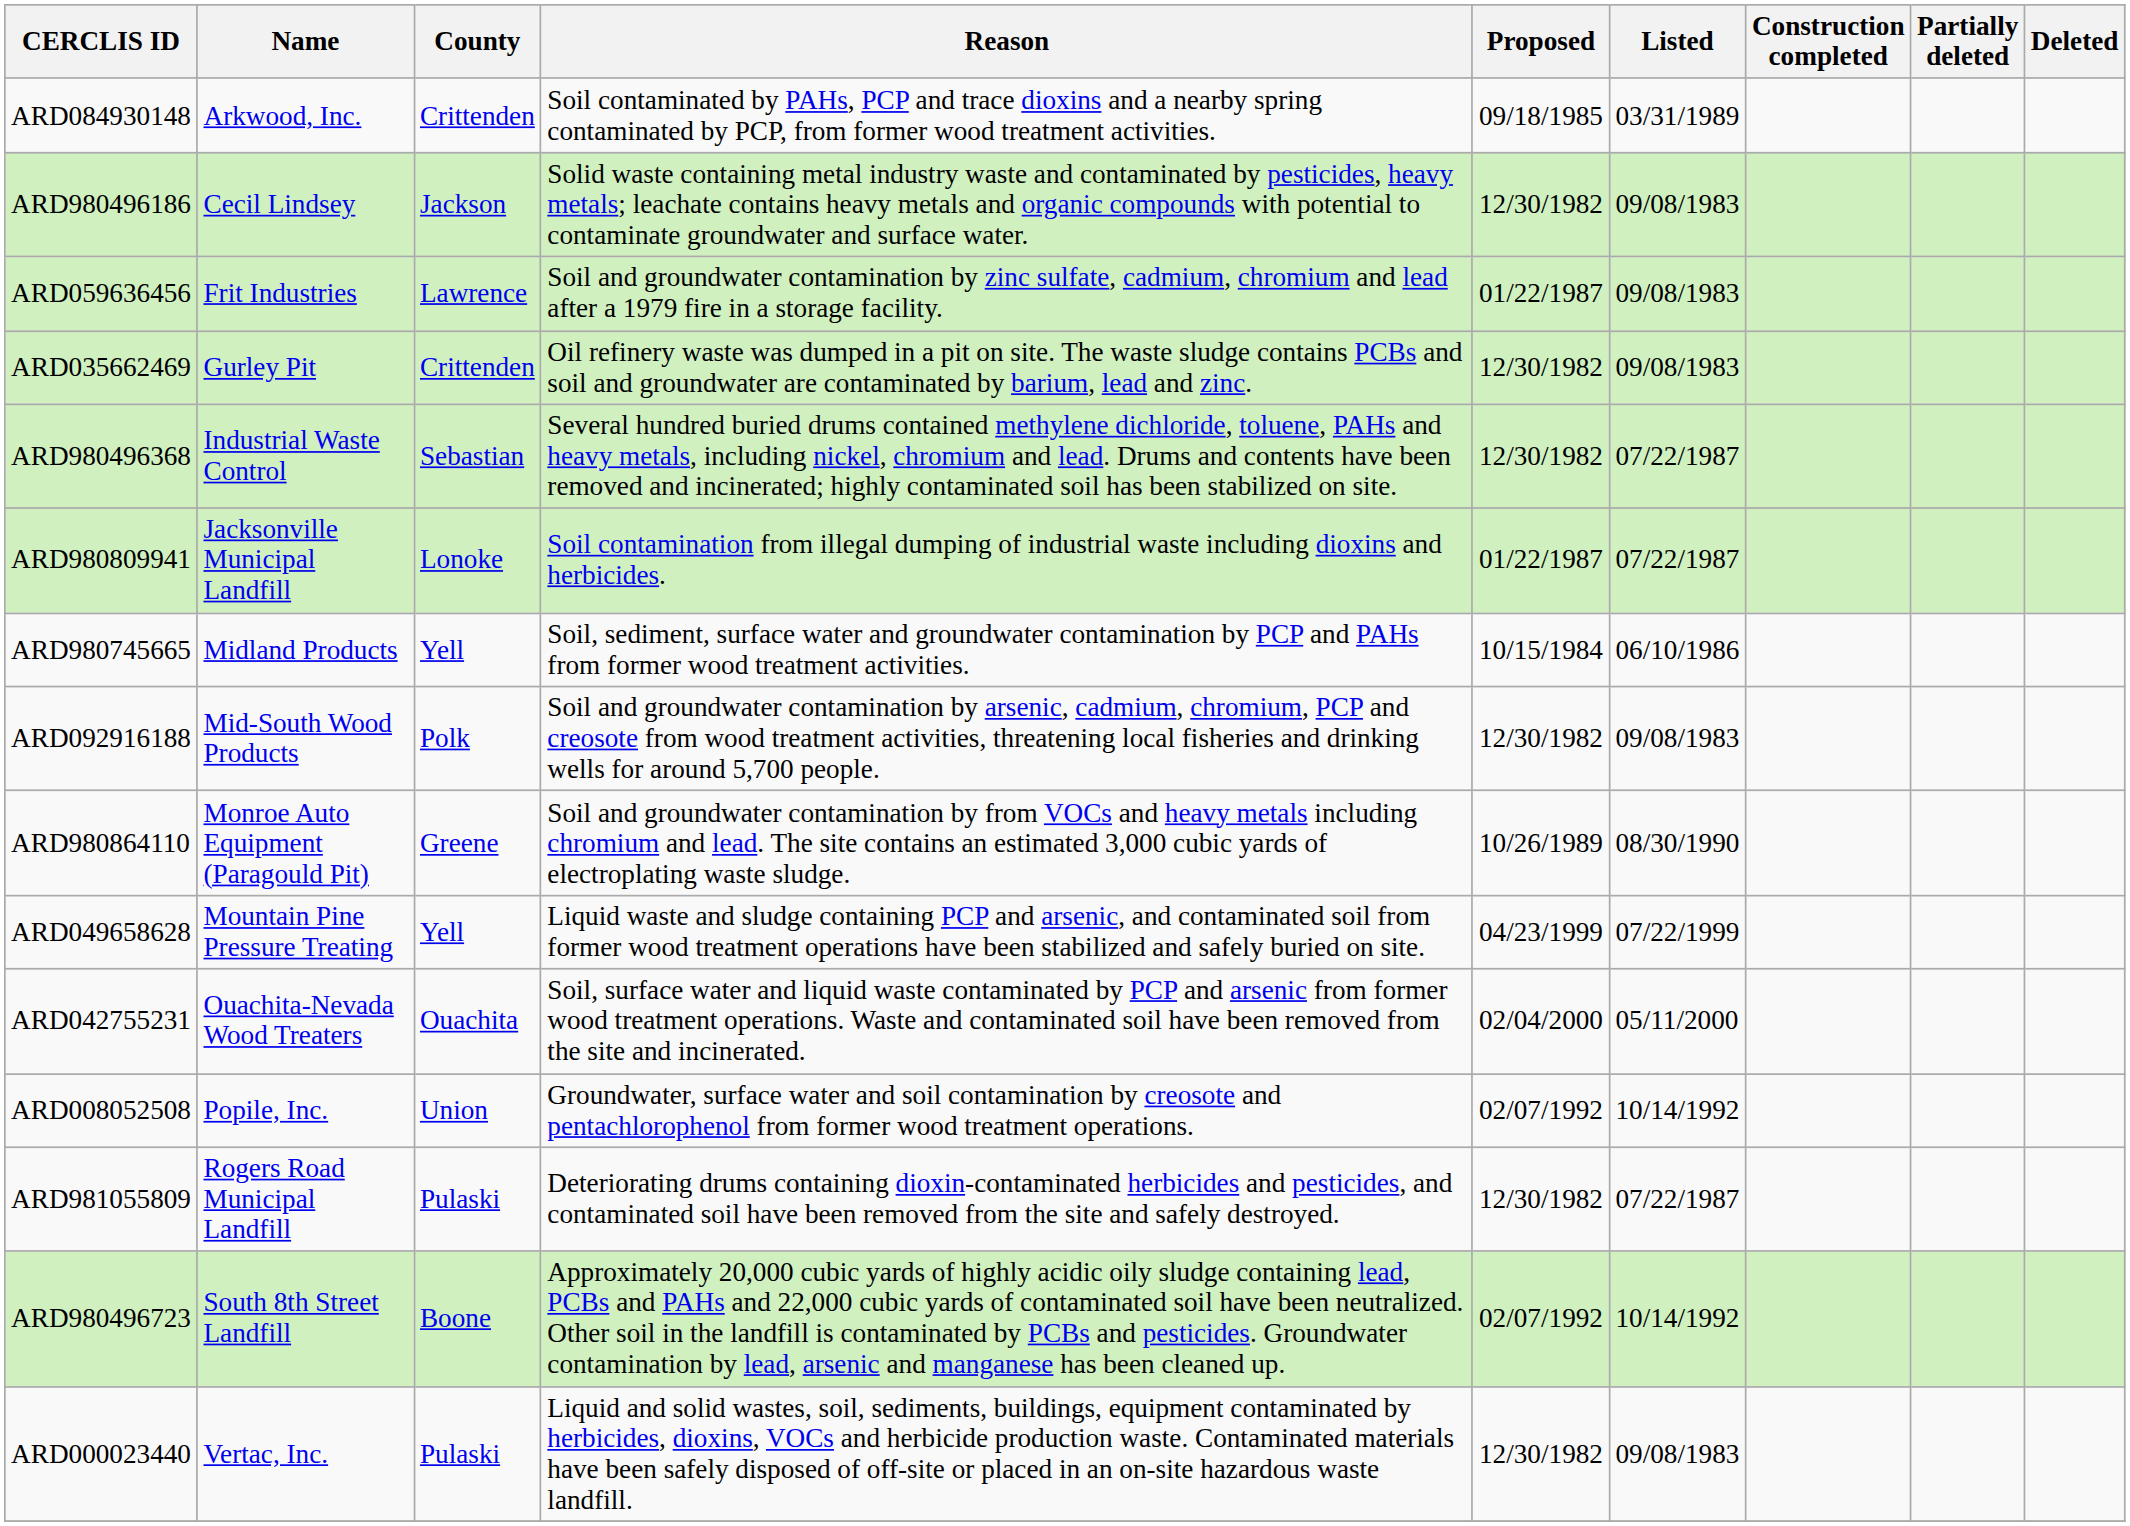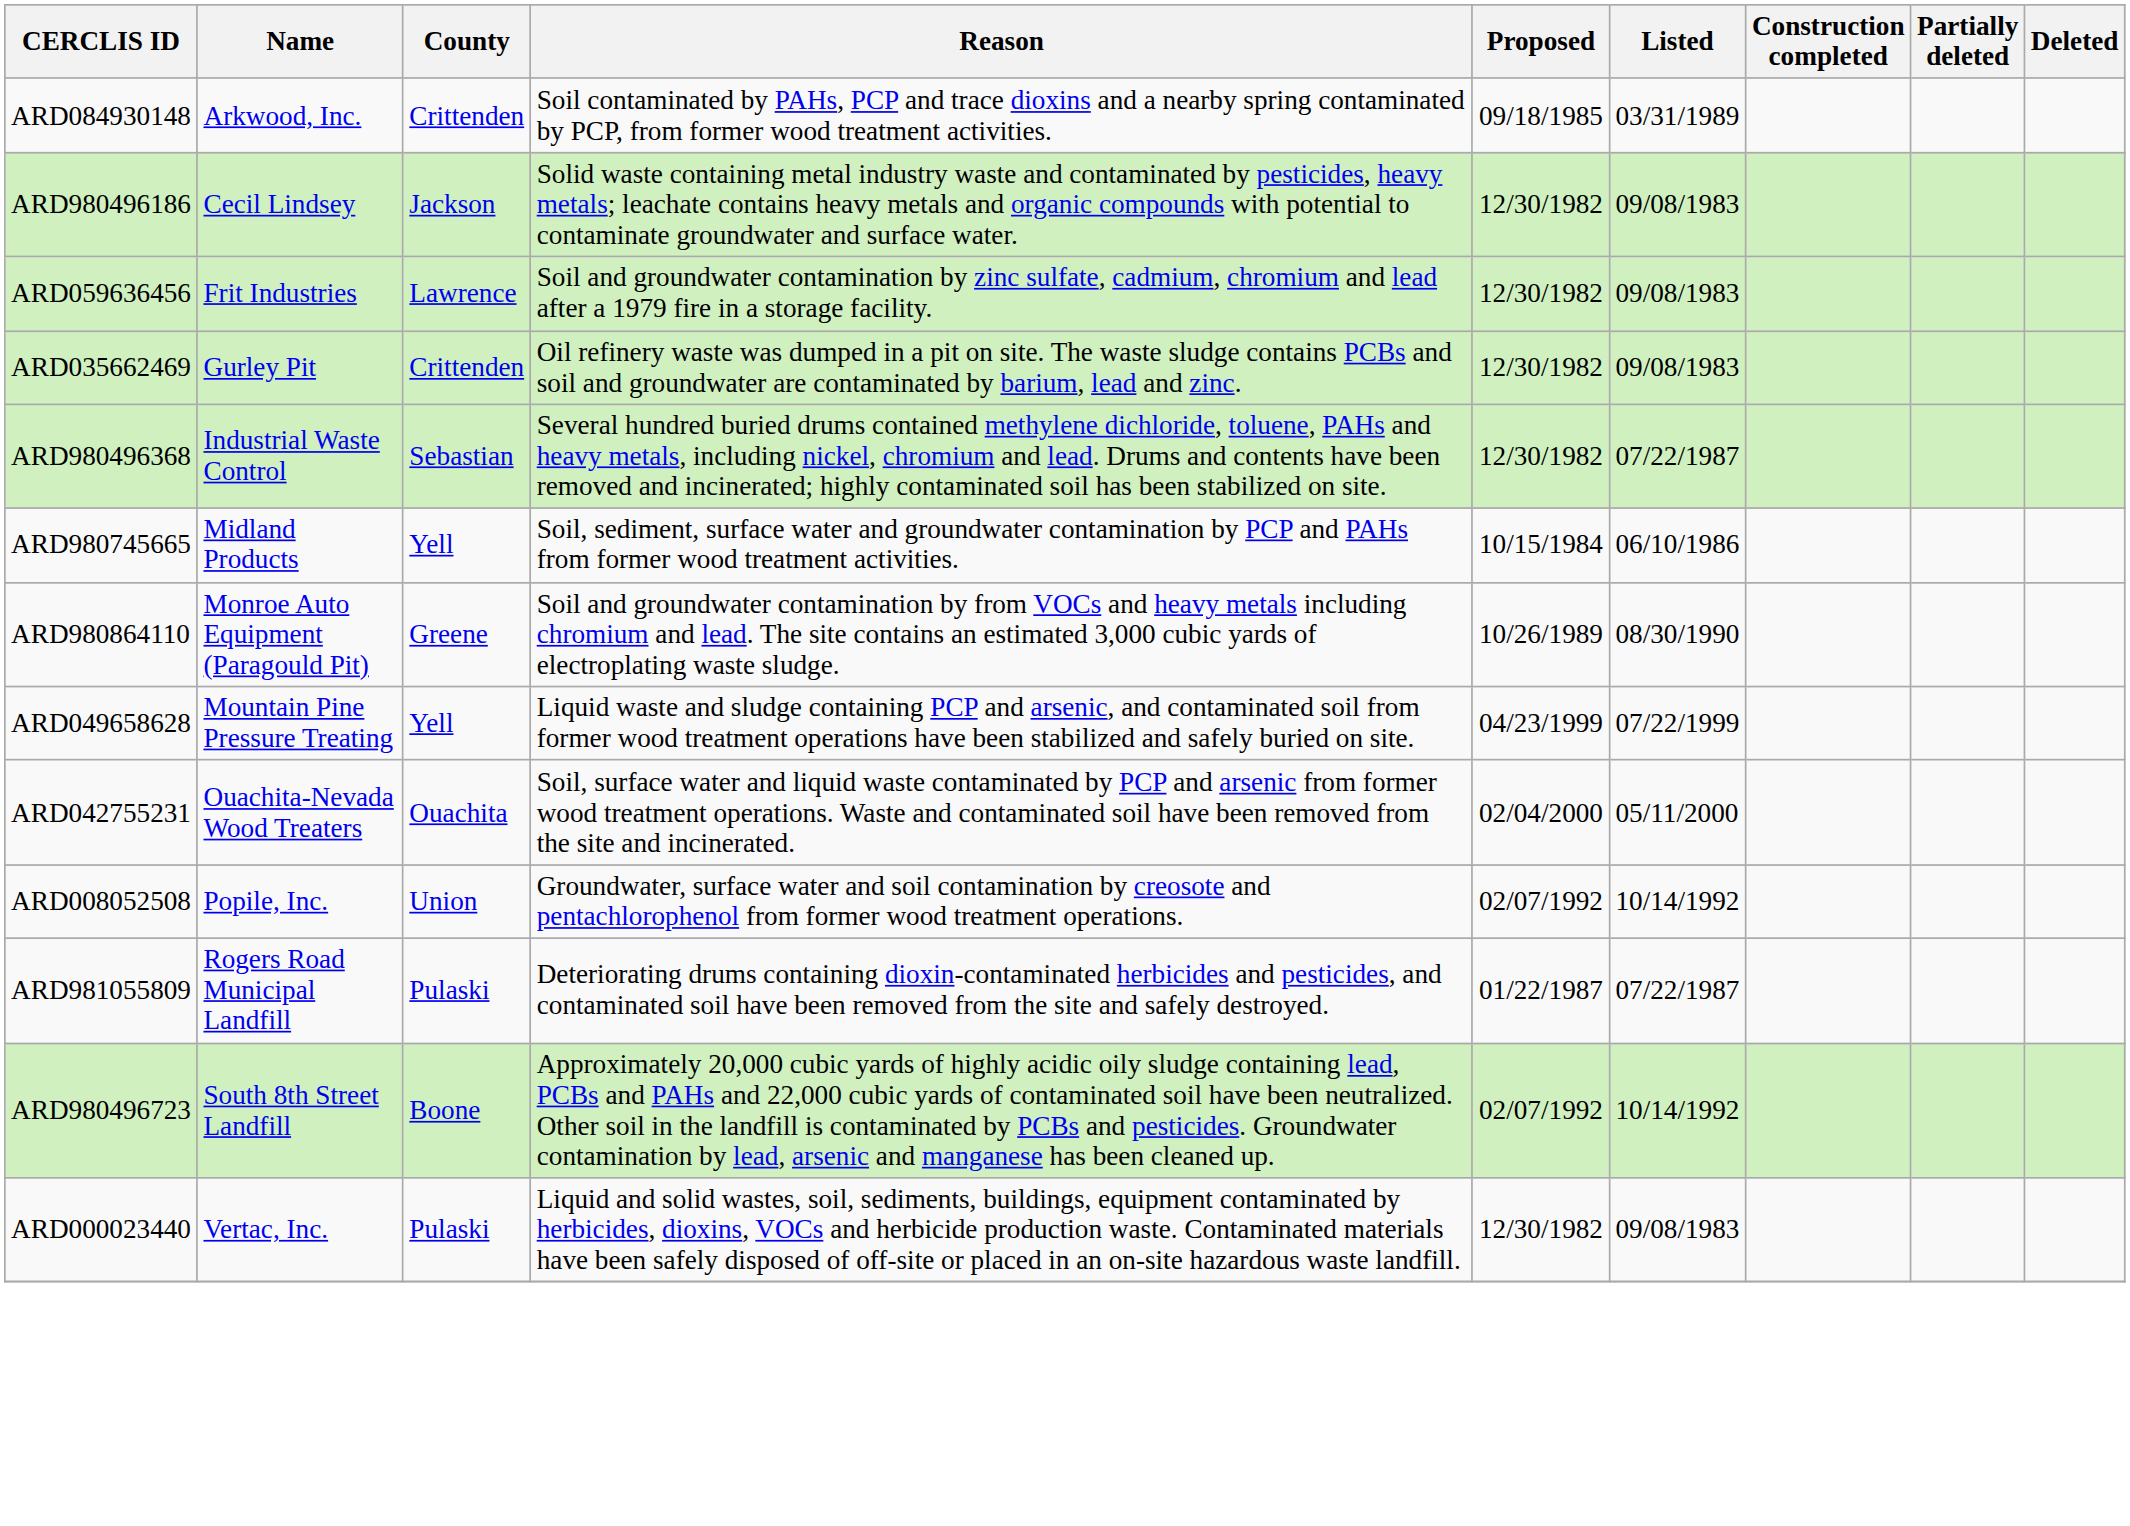(1541, 293) 01/22/1987 -> (1541, 293) 12/30/1982
- row: (101, 560)
- row: (101, 738)
(1541, 1198) 12/30/1982 -> (1541, 990) 01/22/1987
